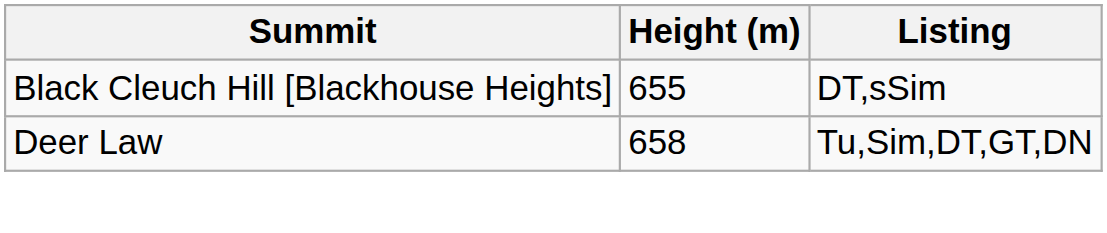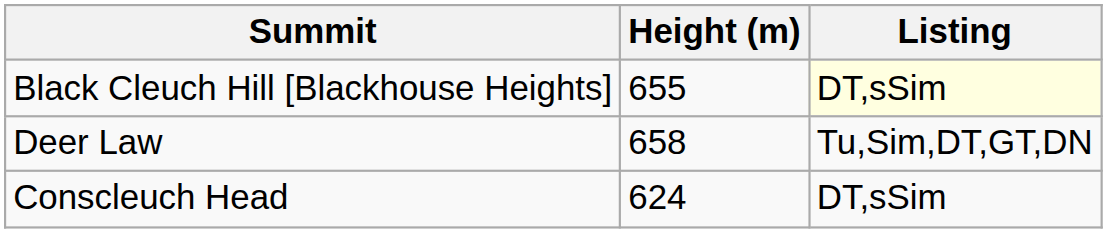(882, 87) no background -> (882, 87) lightyellow background
+ row: (151, 198)
